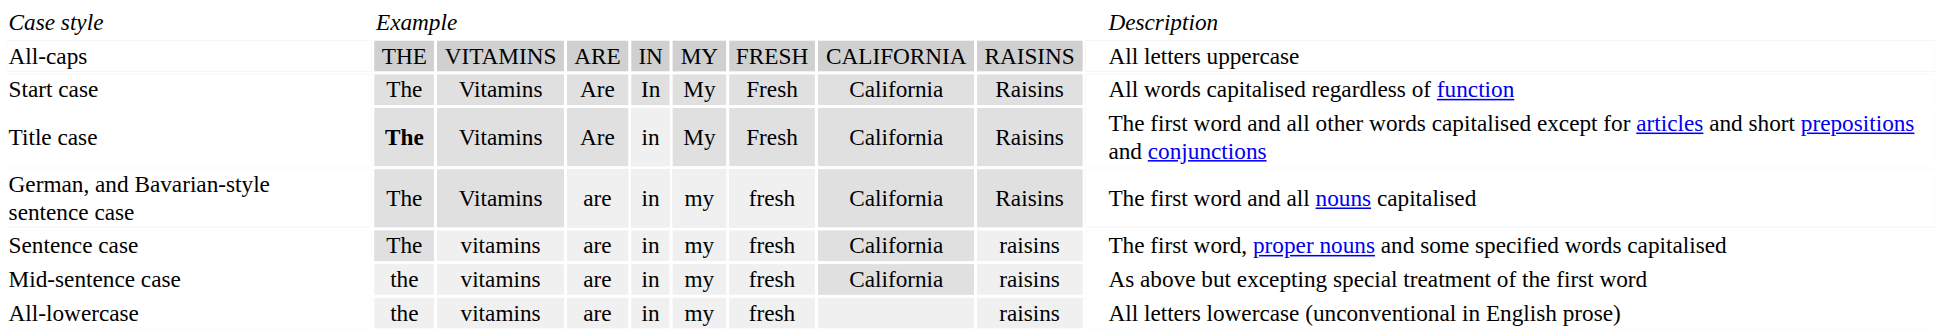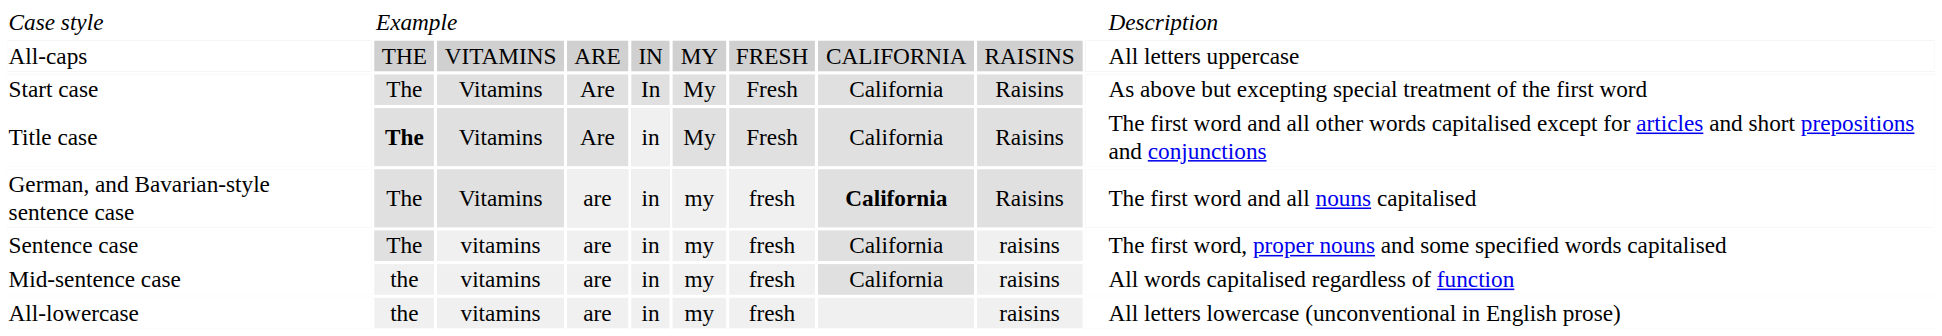(1311, 89) All words capitalised regardless of function -> (1378, 89) As above but excepting special treatment of the first word
(896, 198) normal -> (896, 198) bold
(1378, 279) As above but excepting special treatment of the first word -> (1311, 279) All words capitalised regardless of function
